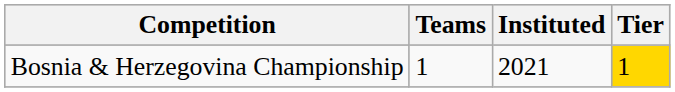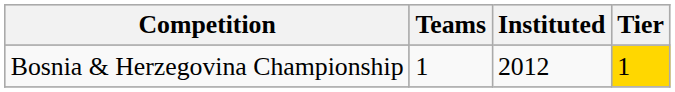(524, 65) 2021 -> (524, 65) 2012
